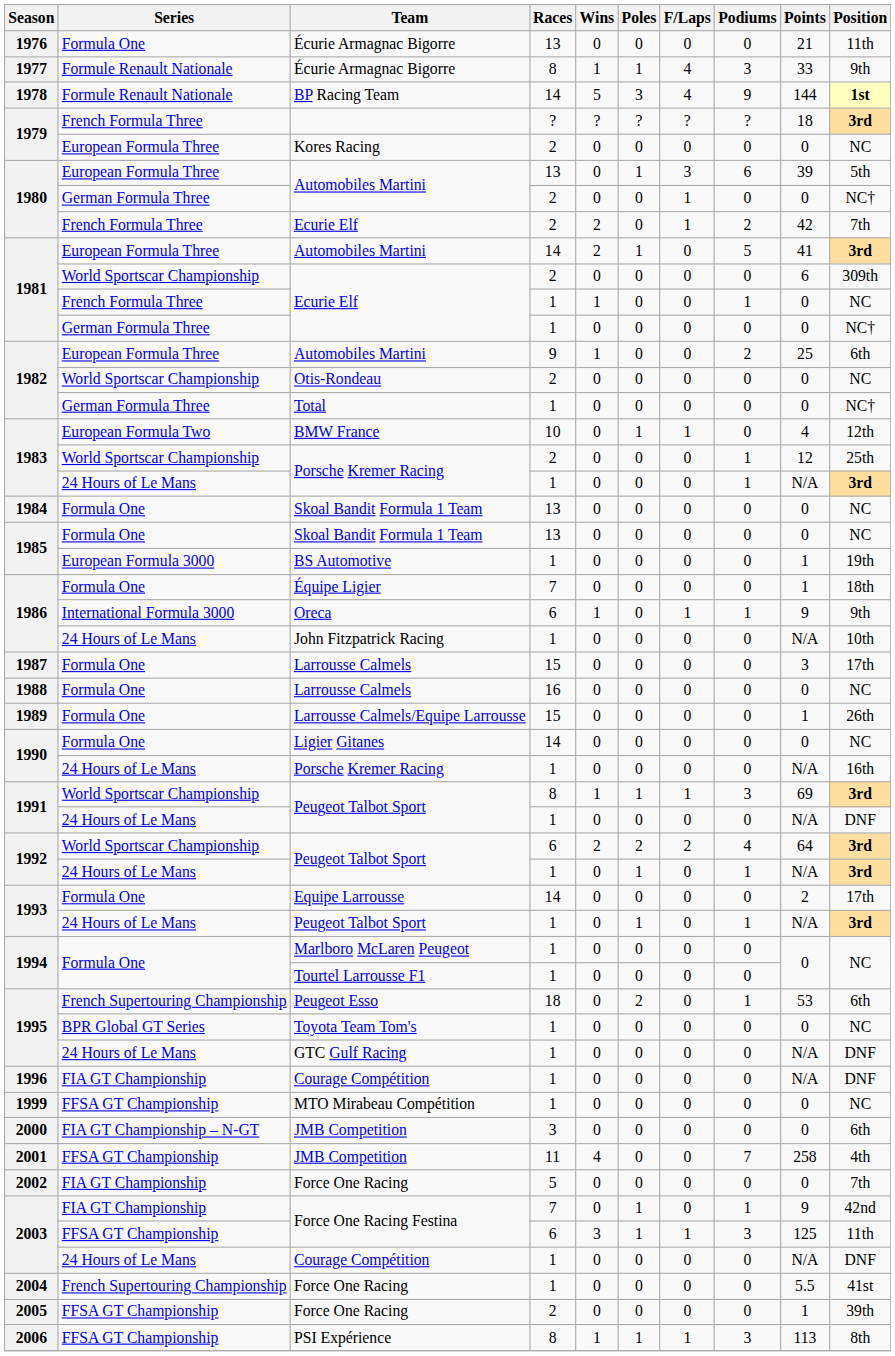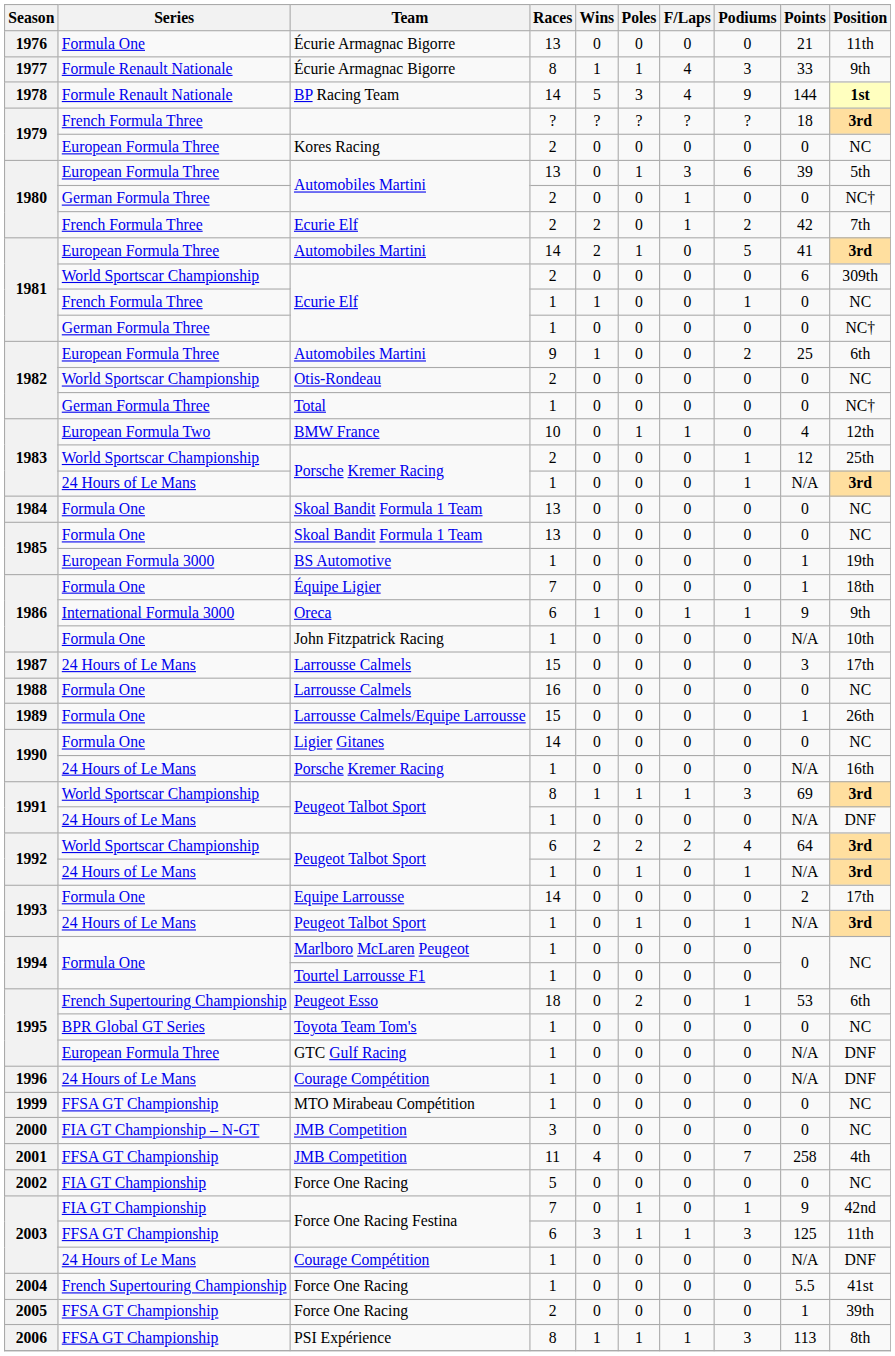(129, 639) 24 Hours of Le Mans -> (103, 639) Formula One
(103, 665) Formula One -> (129, 665) 24 Hours of Le Mans
(129, 1053) 24 Hours of Le Mans -> (140, 1053) European Formula Three
(134, 1079) FIA GT Championship -> (129, 1079) 24 Hours of Le Mans
(860, 1130) 6th -> (860, 1130) NC
(860, 1182) 7th -> (860, 1182) NC
